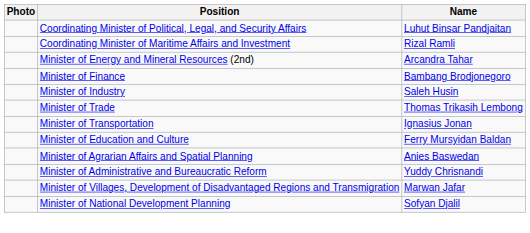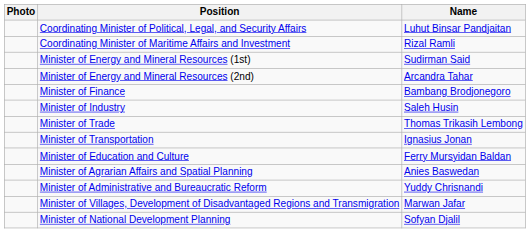+ row: (145, 60)
